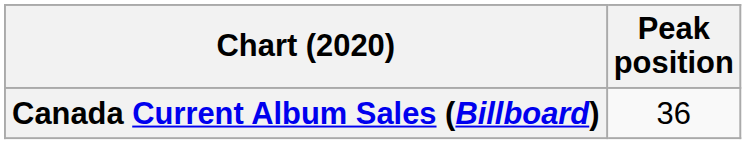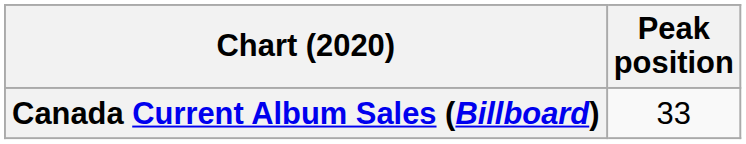(674, 112) 36 -> (674, 112) 33
